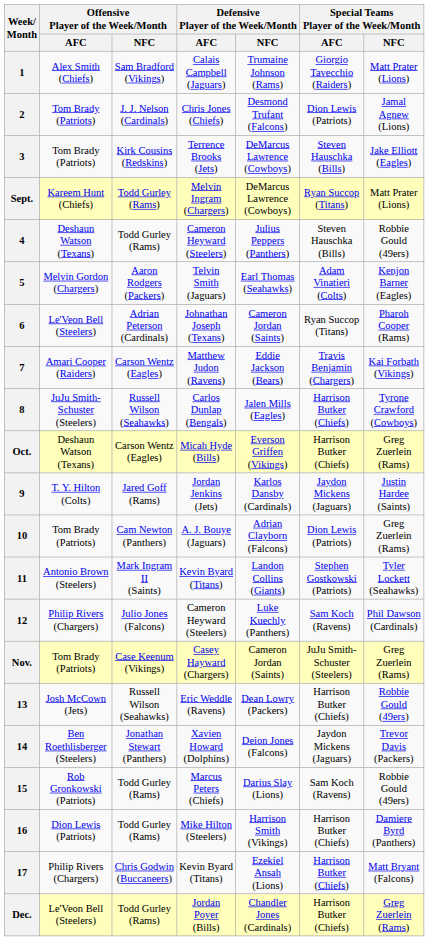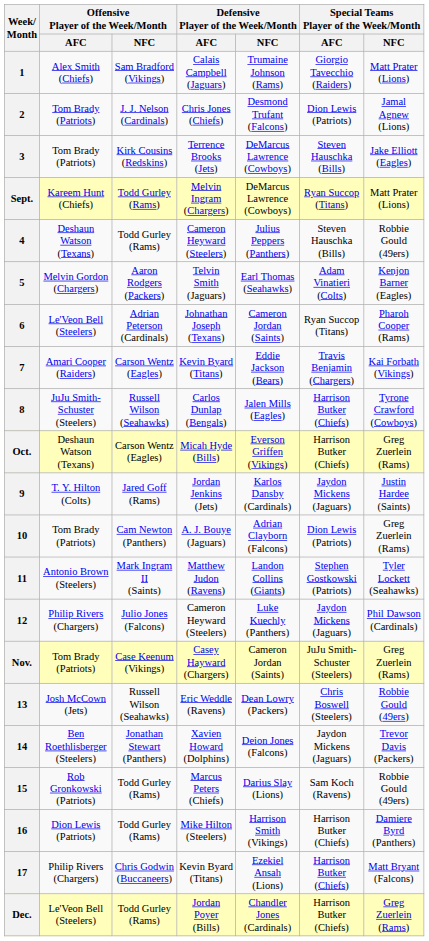(206, 367) Matthew Judon (Ravens) -> (206, 367) Kevin Byard (Titans)
(206, 578) Kevin Byard (Titans) -> (206, 578) Matthew Judon (Ravens)
(332, 620) Sam Koch (Ravens) -> (332, 620) Jaydon Mickens (Jaguars)
(332, 704) Harrison Butker (Chiefs) -> (332, 704) Chris Boswell (Steelers)
